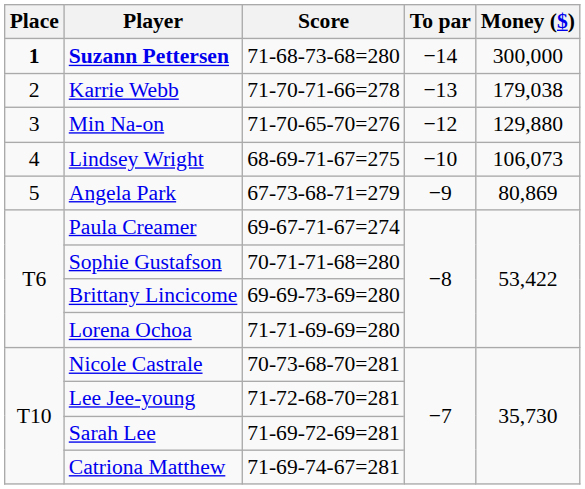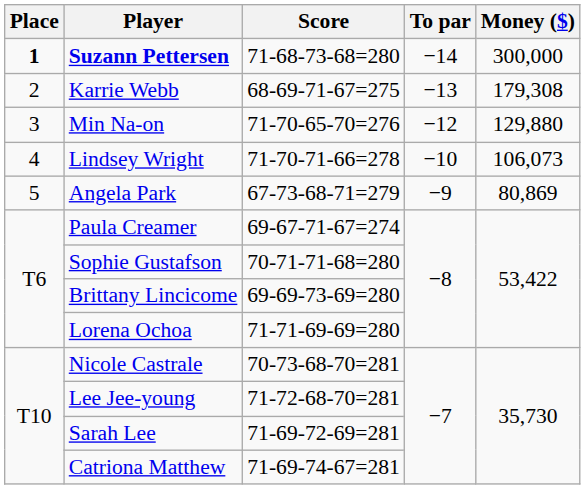(324, 90) 71-70-71-66=278 -> (324, 90) 68-69-71-67=275
(528, 90) 179,038 -> (528, 90) 179,308
(324, 158) 68-69-71-67=275 -> (324, 158) 71-70-71-66=278
